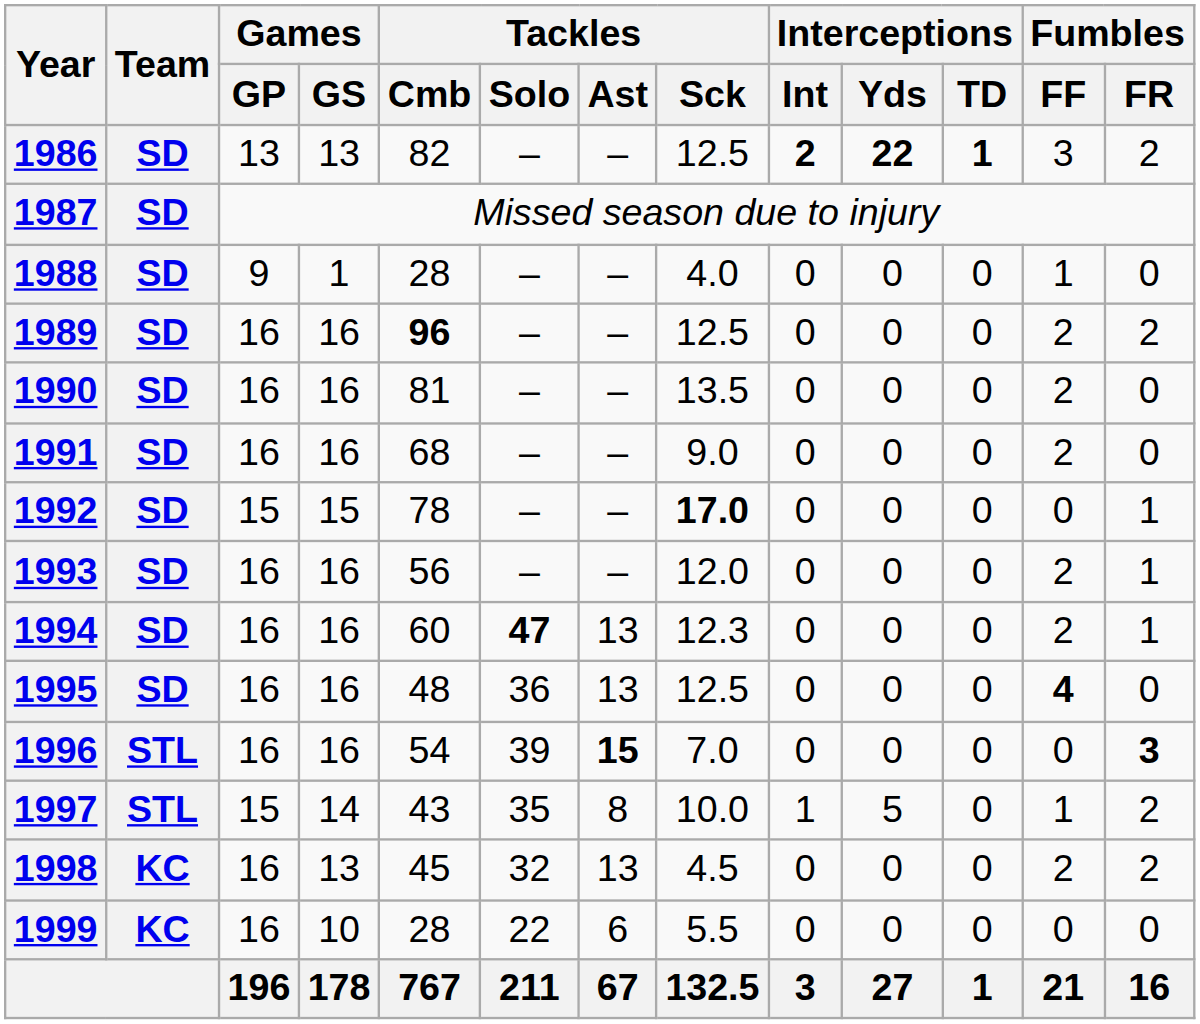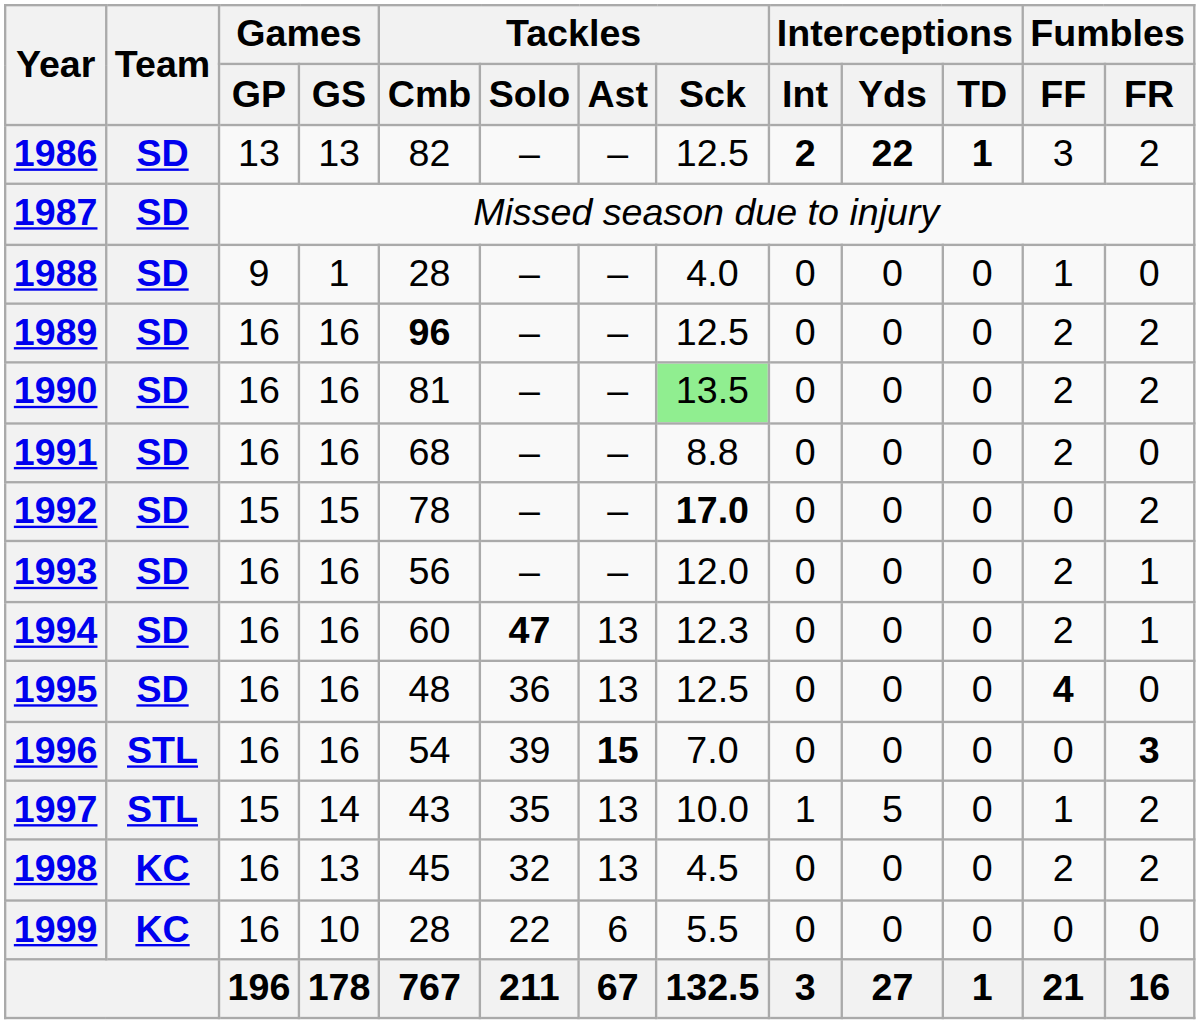(712, 392) no background -> (712, 392) lightgreen background
(1149, 392) 0 -> (1149, 392) 2
(712, 451) 9.0 -> (712, 451) 8.8
(1149, 511) 1 -> (1149, 511) 2
(618, 809) 8 -> (618, 809) 13
